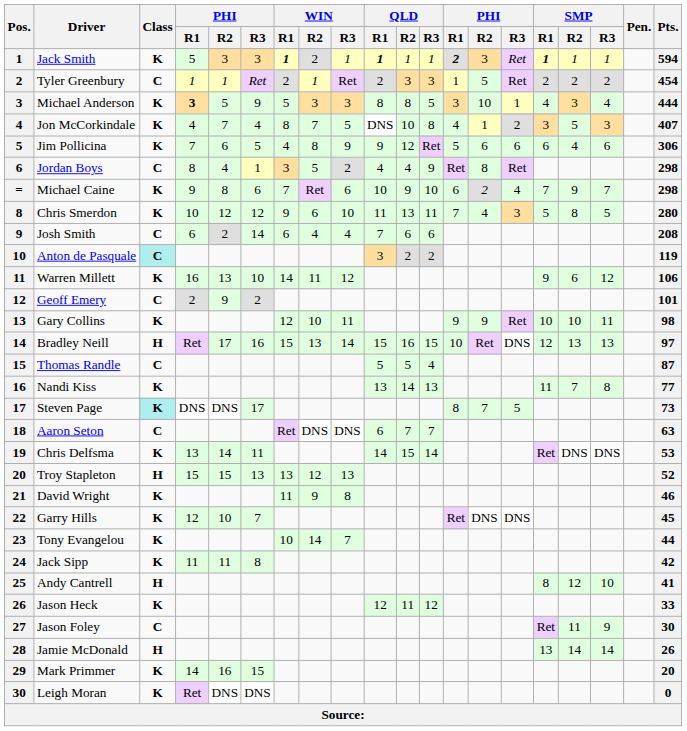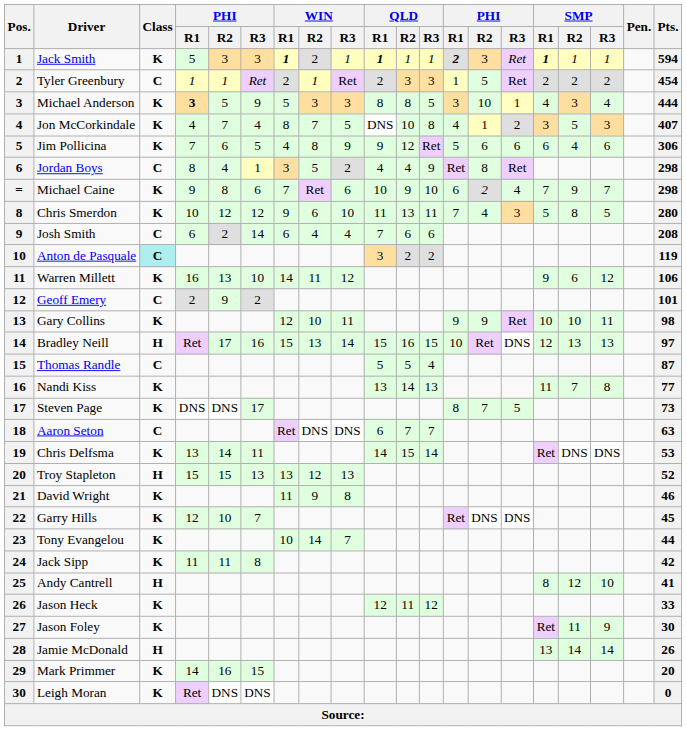(158, 409) paleturquoise background -> (158, 409) no background
(158, 627) C -> (158, 627) K
